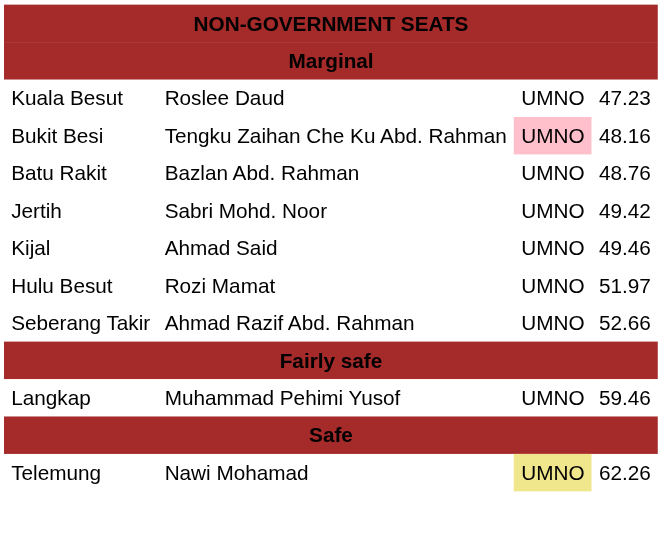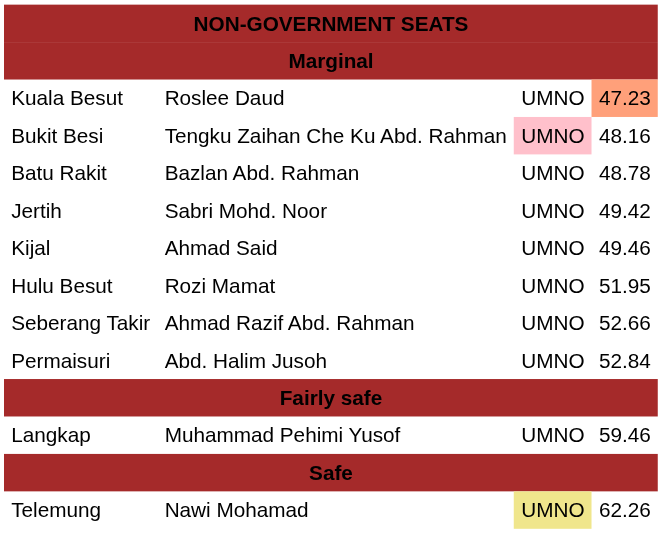(625, 98) no background -> (625, 98) lightsalmon background
(625, 173) 48.76 -> (625, 173) 48.78
(625, 285) 51.97 -> (625, 285) 51.95
+ row: (61, 360)
